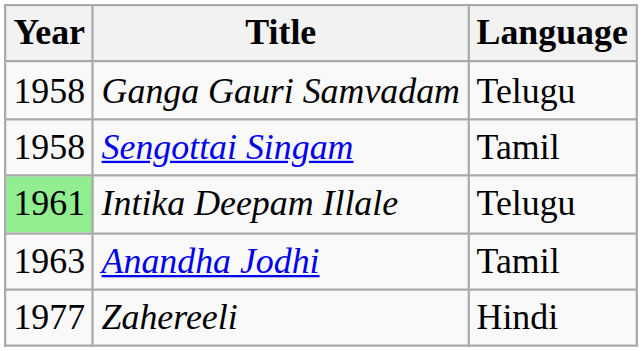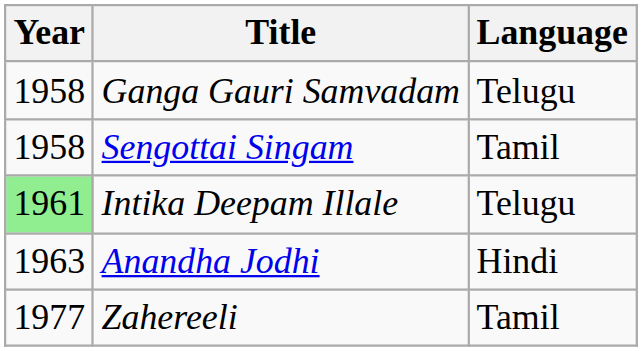(518, 260) Tamil -> (517, 260) Hindi
(517, 317) Hindi -> (518, 317) Tamil
